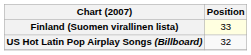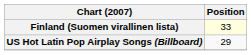(226, 42) 32 -> (226, 42) 29
